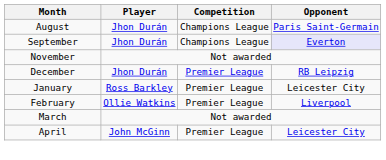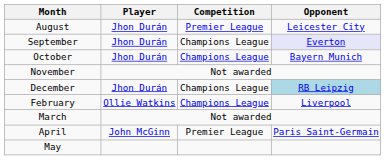(224, 27) Champions League -> (224, 27) Premier League
(326, 27) Paris Saint-Germain -> (326, 27) Leicester City
+ row: (53, 57)
(224, 72) Premier League -> (224, 87) Champions League
(326, 72) no background -> (326, 87) lightblue background
- row: (53, 87)
(224, 102) Premier League -> (224, 102) Champions League
(326, 132) Leicester City -> (326, 132) Paris Saint-Germain
+ row: (53, 147)
